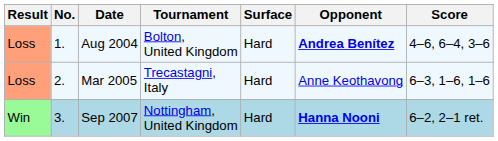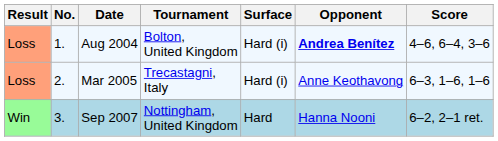(258, 43) Hard -> (266, 43) Hard (i)
(258, 80) Hard -> (266, 80) Hard (i)
(339, 117) bold -> (337, 117) normal
